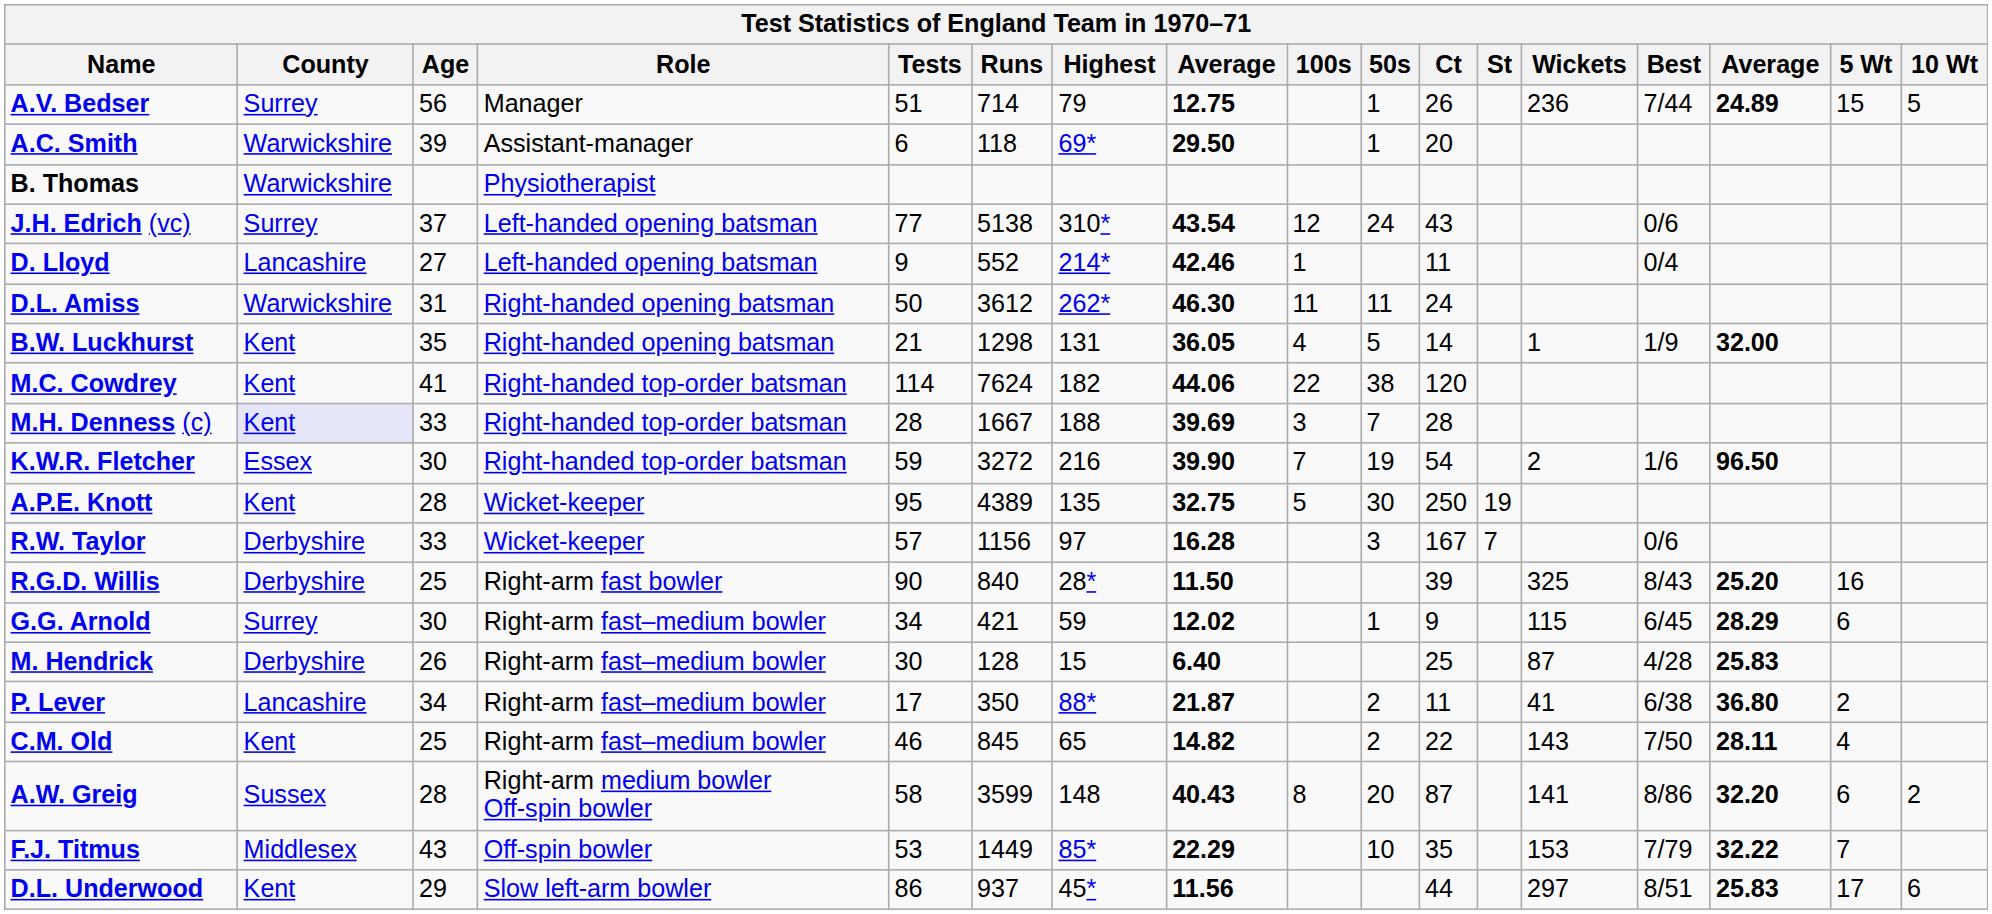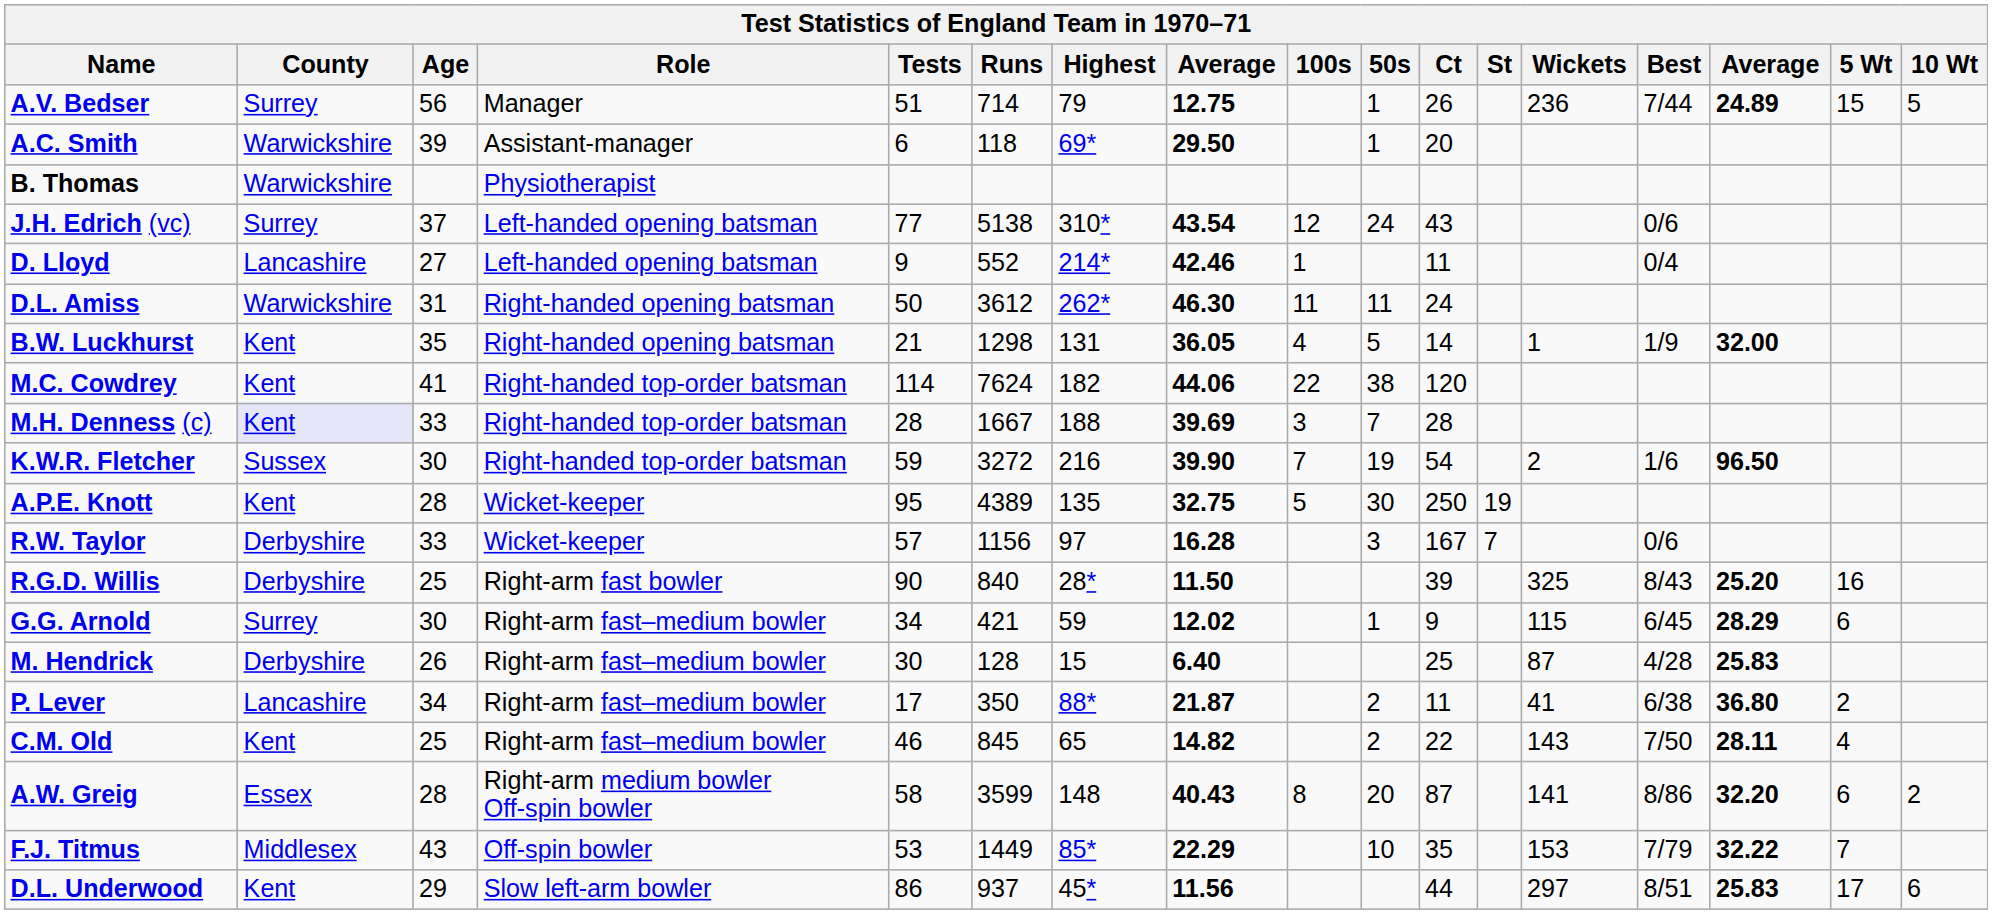(278, 462) Essex -> (285, 462) Sussex
(285, 795) Sussex -> (278, 795) Essex
